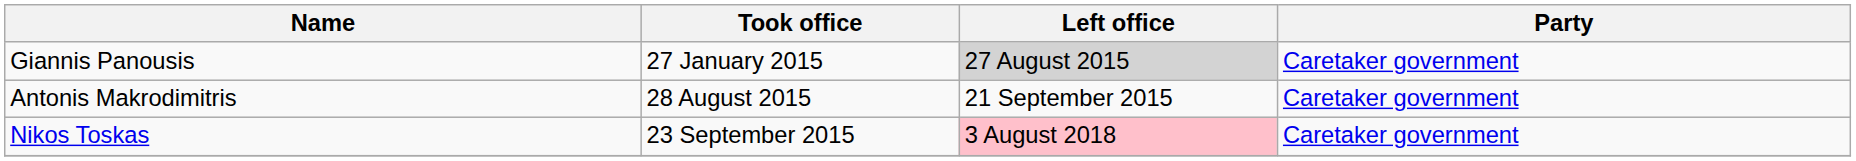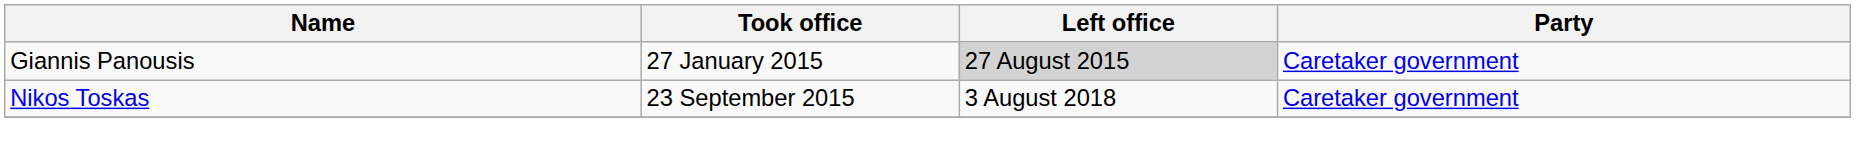- row: (123, 98)
(1040, 135) pink background -> (1040, 98) no background
